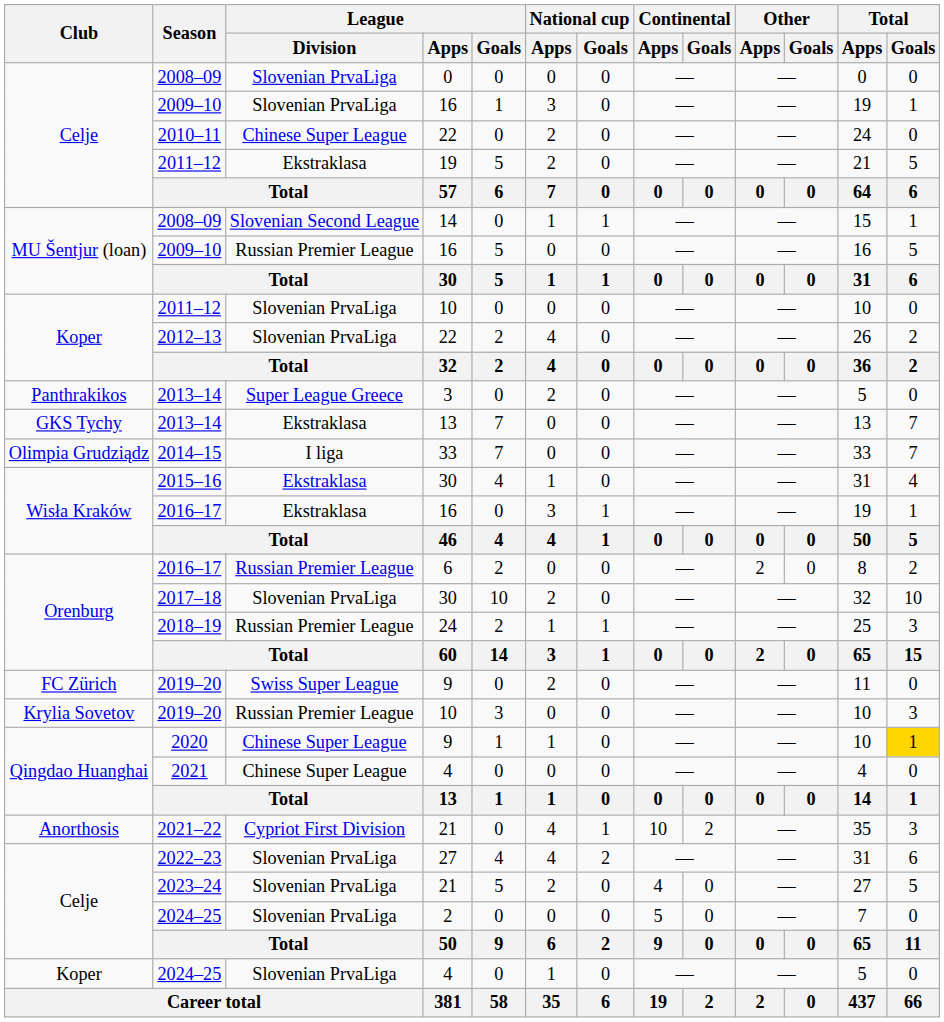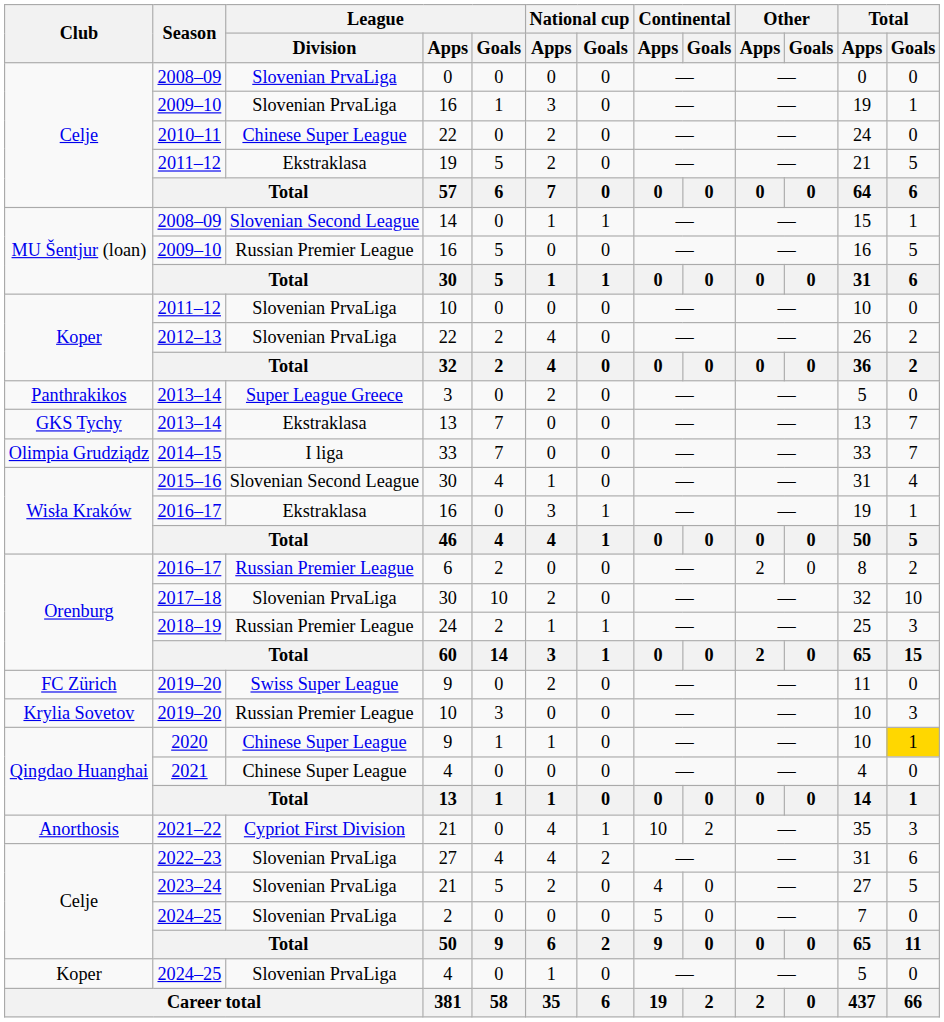(324, 481) Ekstraklasa -> (324, 481) Slovenian Second League
